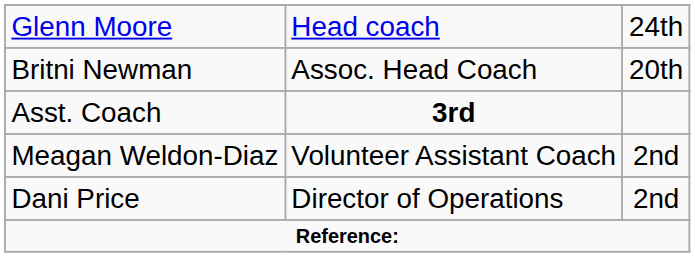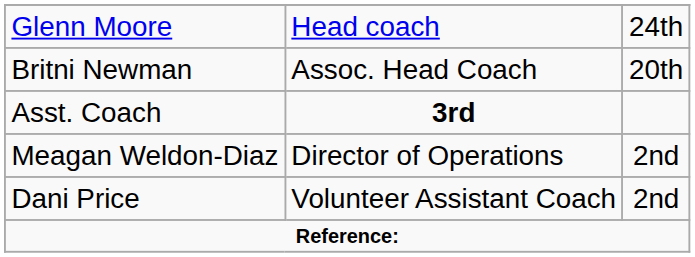(454, 155) Volunteer Assistant Coach -> (427, 155) Director of Operations
(427, 198) Director of Operations -> (454, 198) Volunteer Assistant Coach
